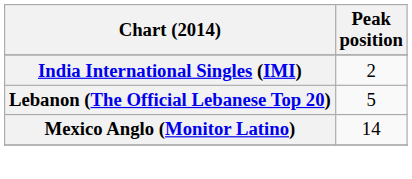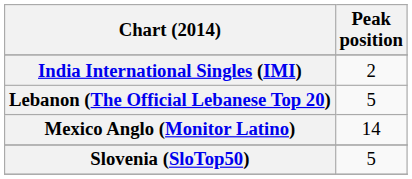+ row: (170, 159)
